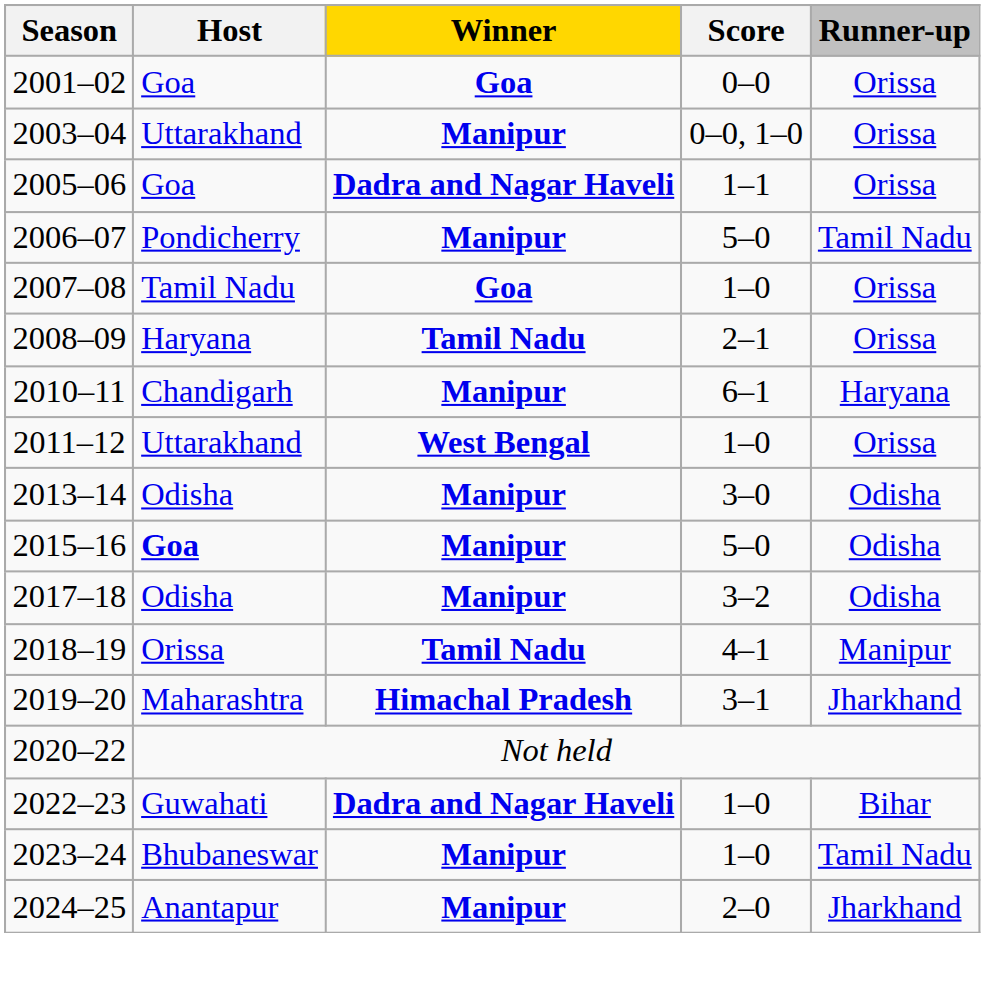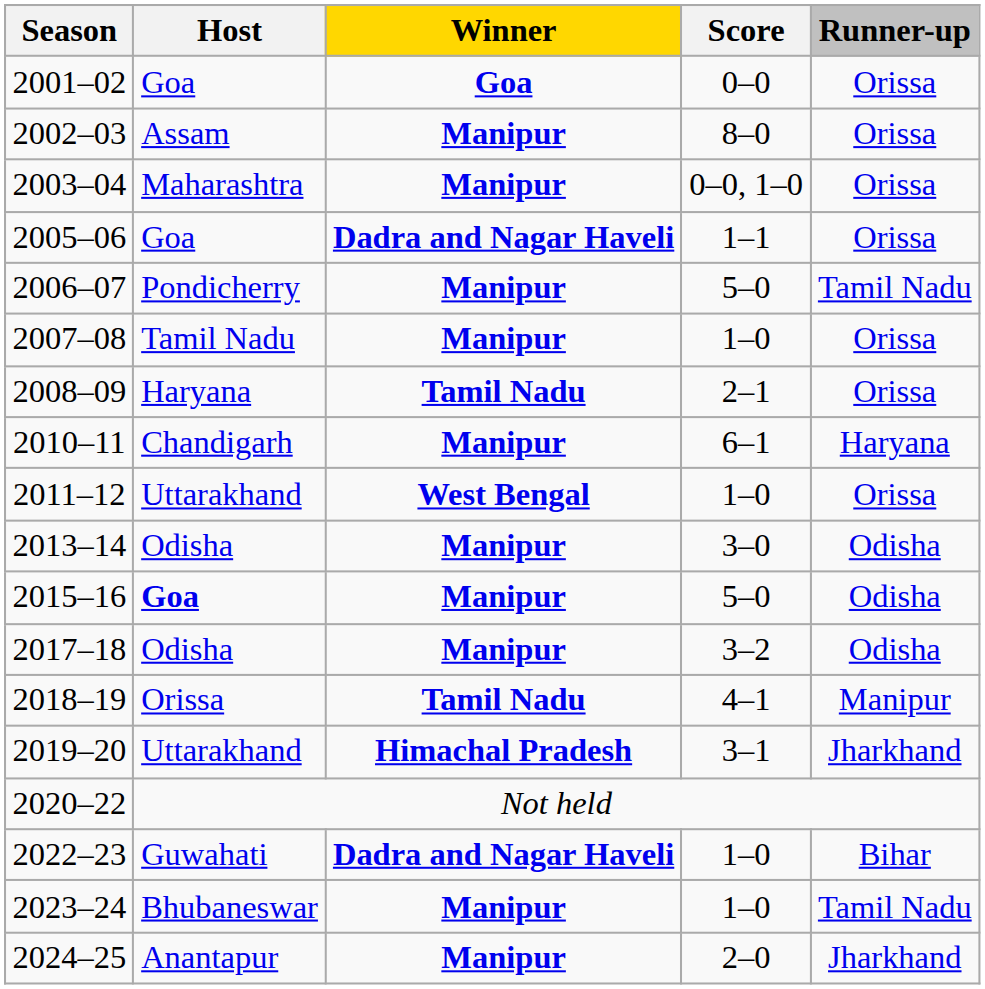+ row: (69, 133)
(221, 133) Uttarakhand -> (222, 184) Maharashtra
(504, 287) Goa -> (504, 339) Manipur
(222, 699) Maharashtra -> (221, 751) Uttarakhand
